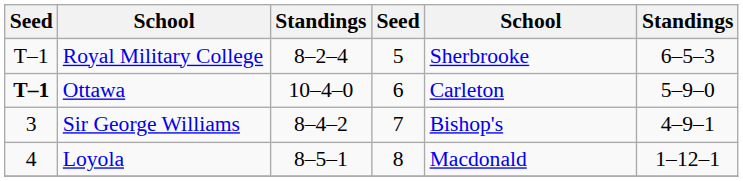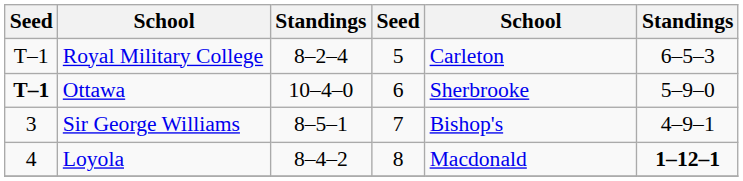(479, 55) Sherbrooke -> (467, 55) Carleton
(467, 90) Carleton -> (479, 90) Sherbrooke
(321, 124) 8–4–2 -> (321, 124) 8–5–1
(321, 158) 8–5–1 -> (321, 158) 8–4–2
(688, 158) normal -> (688, 158) bold
